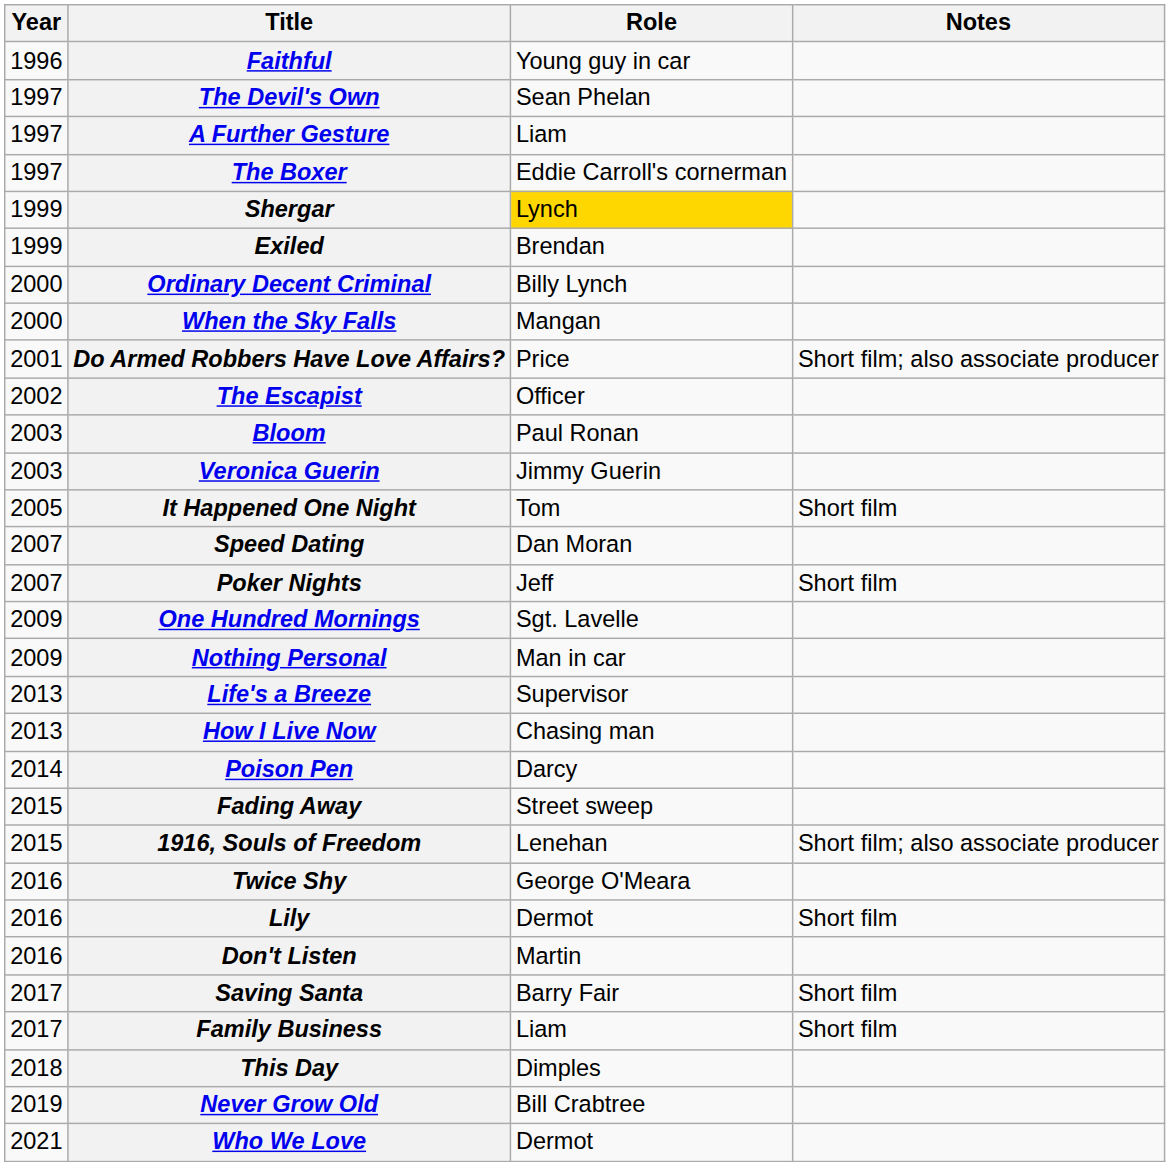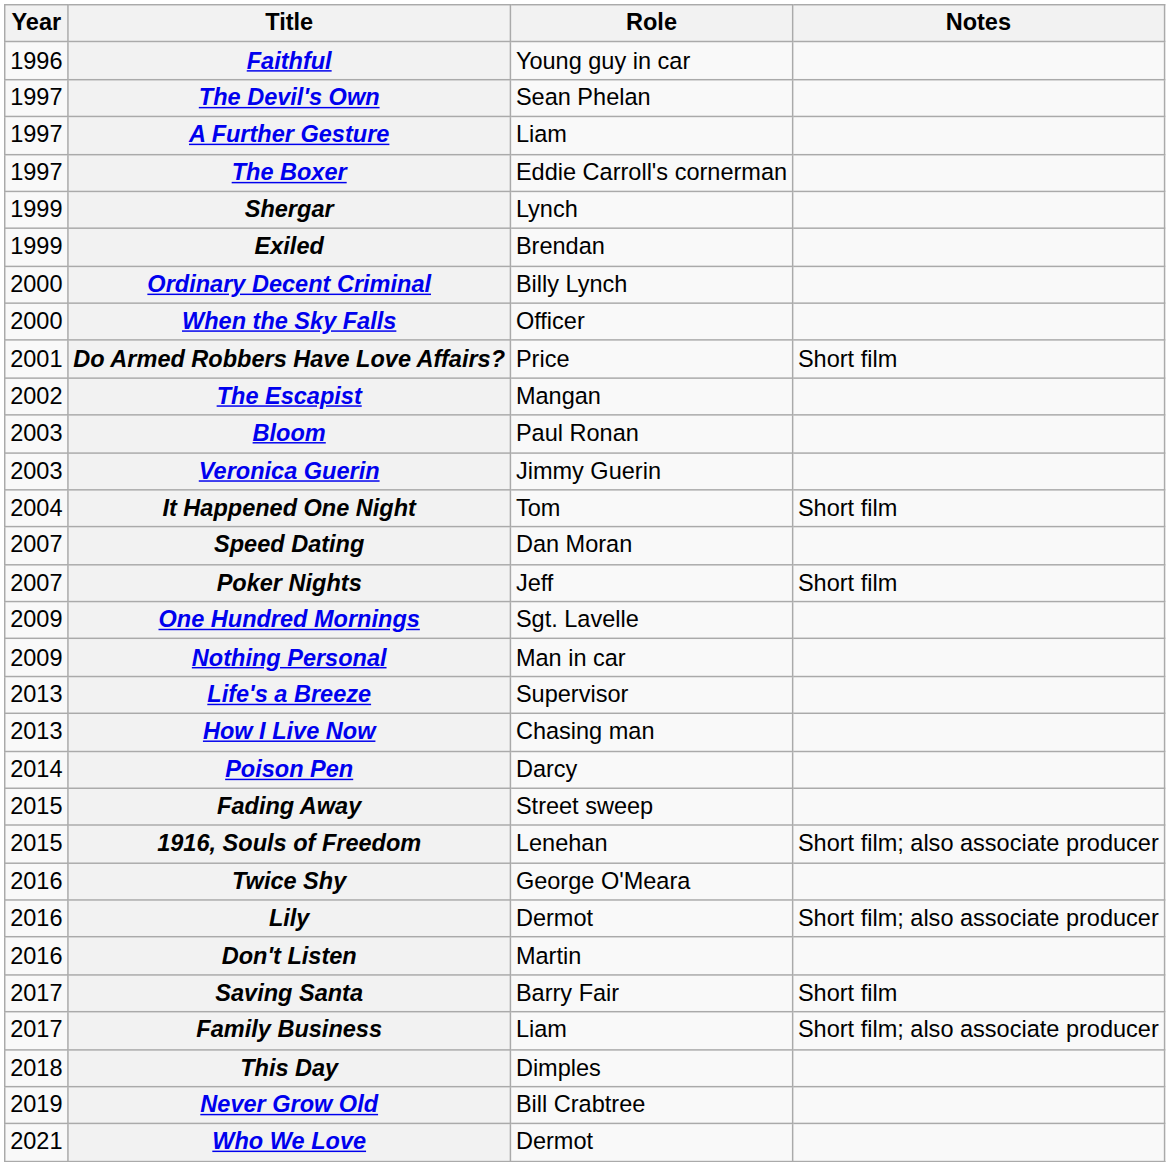(547, 209) gold background -> (547, 209) no background
(558, 321) Mangan -> (550, 321) Officer
(978, 358) Short film; also associate producer -> (848, 358) Short film
(550, 396) Officer -> (558, 396) Mangan
(36, 508) 2005 -> (36, 508) 2004
(848, 918) Short film -> (978, 918) Short film; also associate producer
(848, 1030) Short film -> (978, 1030) Short film; also associate producer
